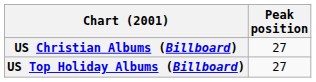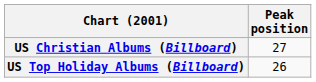(279, 67) 27 -> (279, 67) 26
